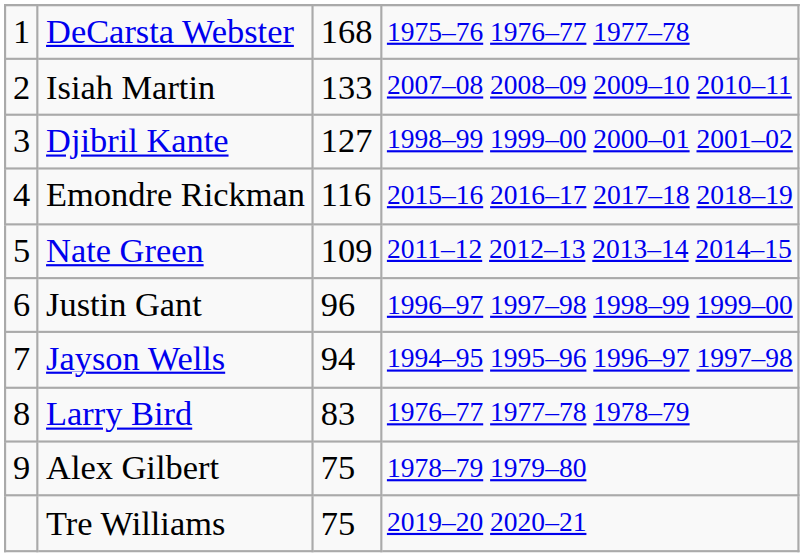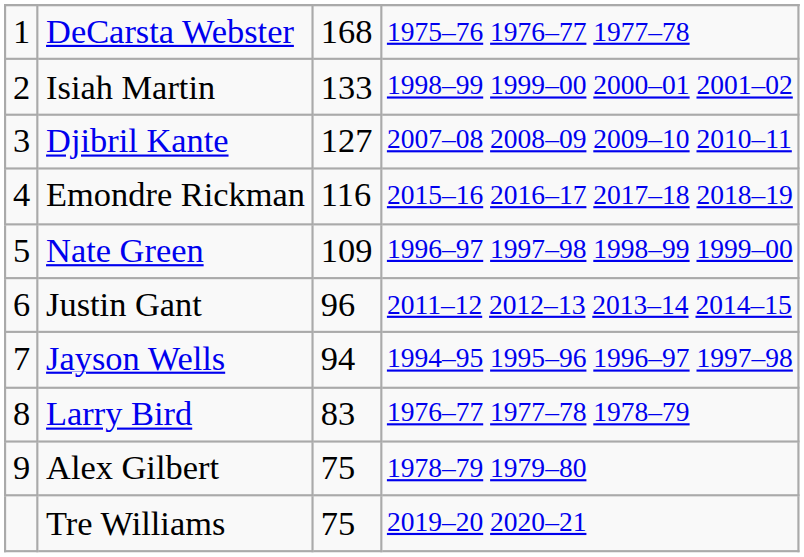(589, 86) 2007–08 2008–09 2009–10 2010–11 -> (590, 86) 1998–99 1999–00 2000–01 2001–02
(590, 140) 1998–99 1999–00 2000–01 2001–02 -> (589, 140) 2007–08 2008–09 2009–10 2010–11
(589, 250) 2011–12 2012–13 2013–14 2014–15 -> (590, 250) 1996–97 1997–98 1998–99 1999–00
(590, 304) 1996–97 1997–98 1998–99 1999–00 -> (589, 304) 2011–12 2012–13 2013–14 2014–15
